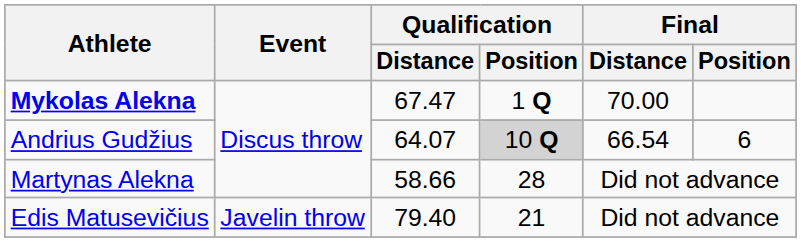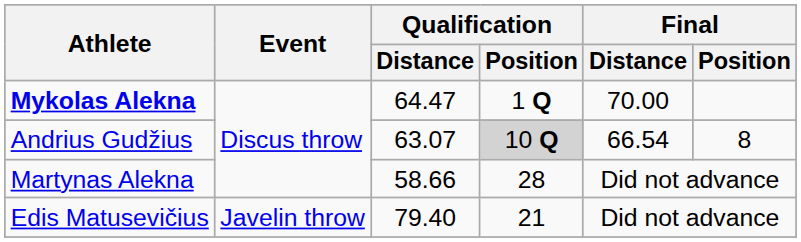(425, 101) 67.47 -> (425, 101) 64.47
(425, 140) 64.07 -> (425, 140) 63.07
(744, 140) 6 -> (744, 140) 8
